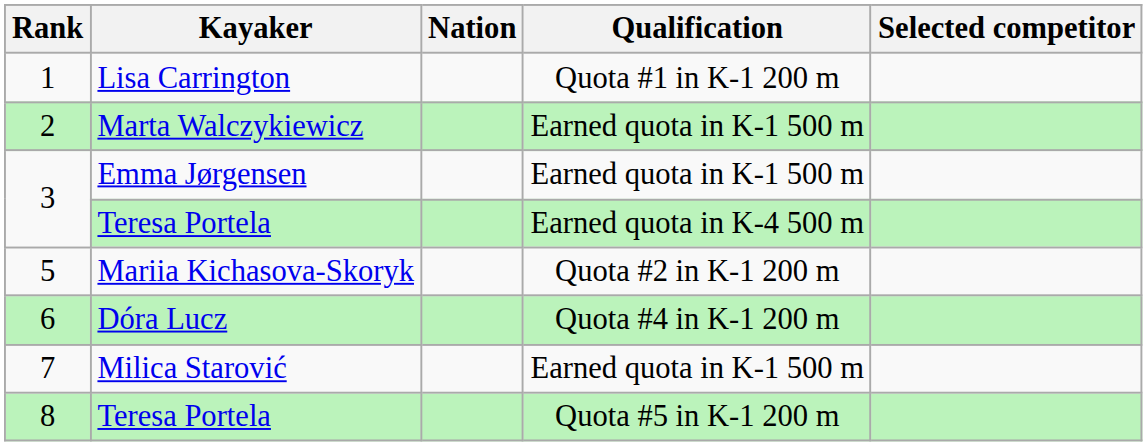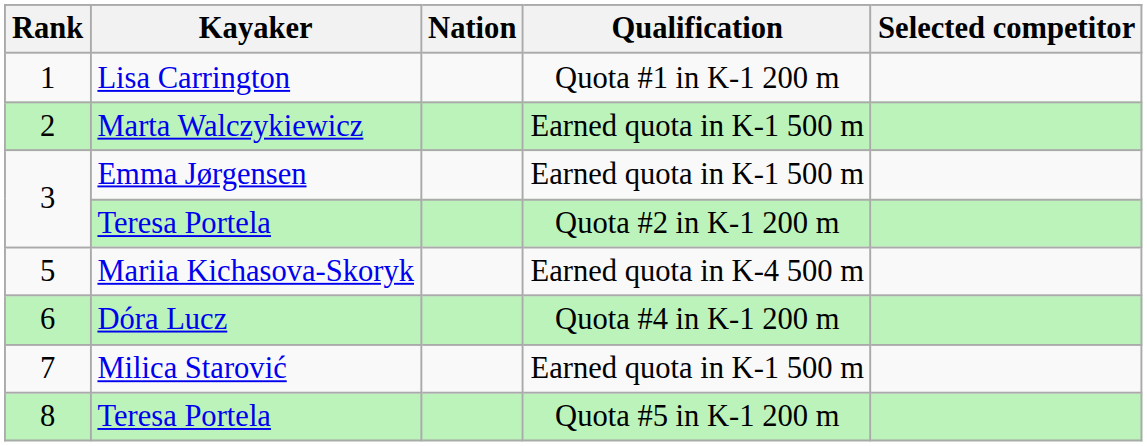(697, 222) Earned quota in K-4 500 m -> (697, 222) Quota #2 in K-1 200 m
(697, 271) Quota #2 in K-1 200 m -> (697, 271) Earned quota in K-4 500 m
